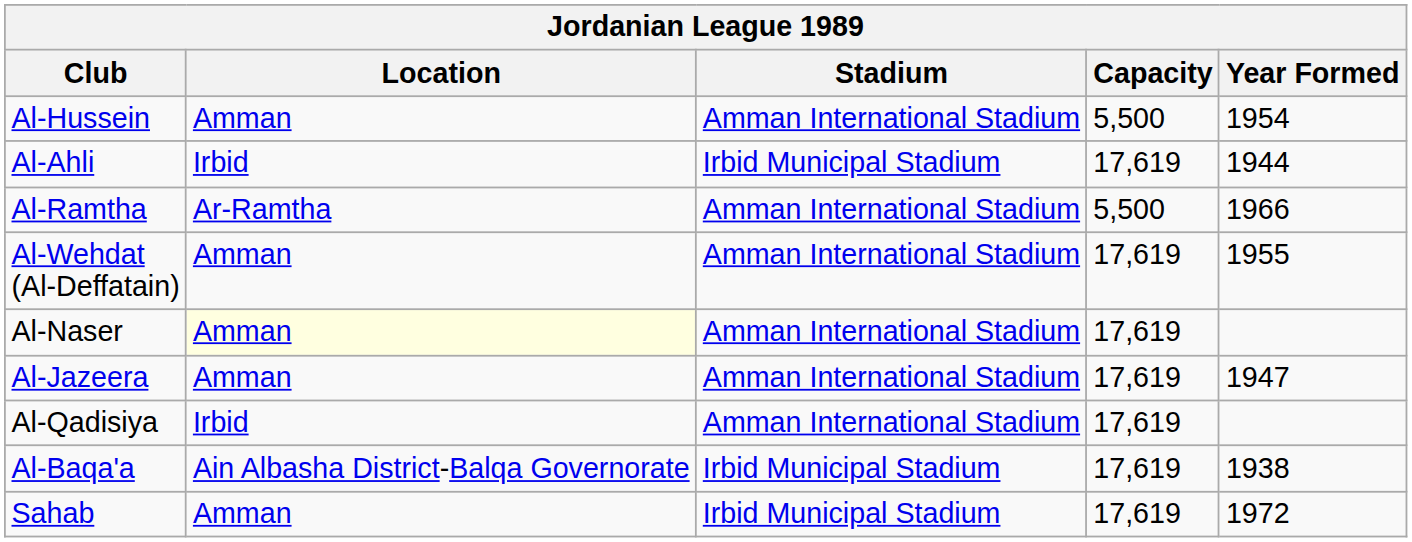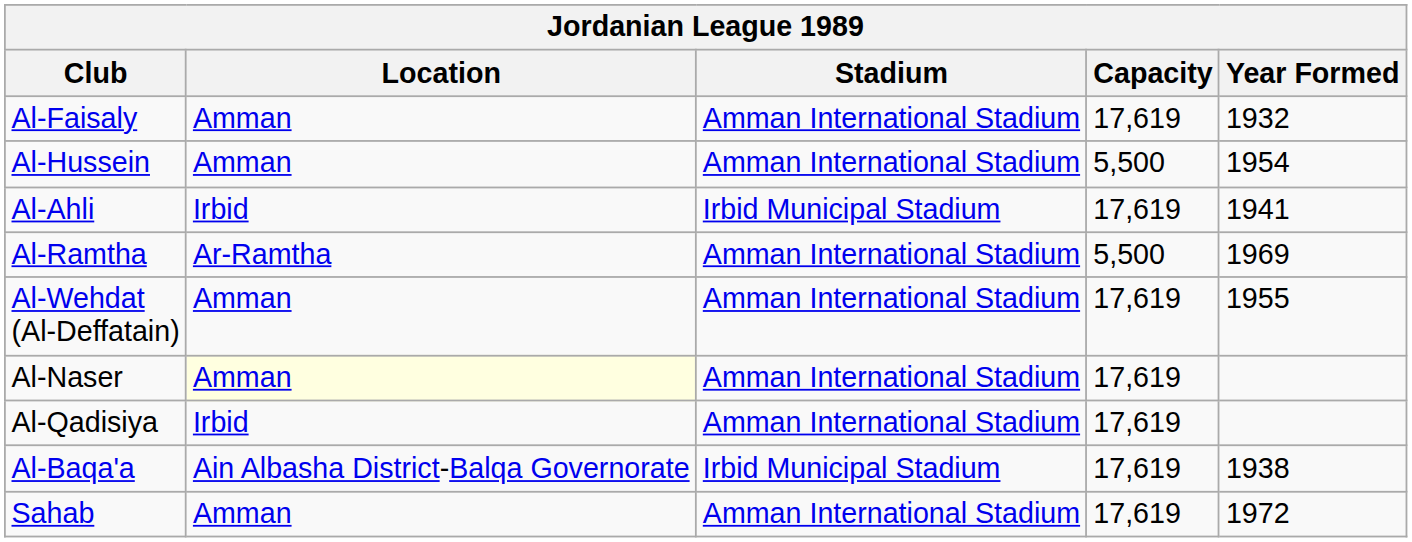+ row: (74, 118)
(1258, 163) 1944 -> (1258, 208) 1941
(1258, 208) 1966 -> (1258, 254) 1969
- row: (80, 377)
(852, 513) Irbid Municipal Stadium -> (891, 513) Amman International Stadium
